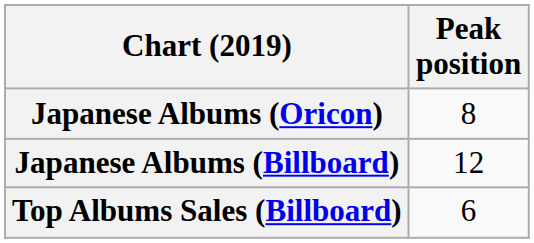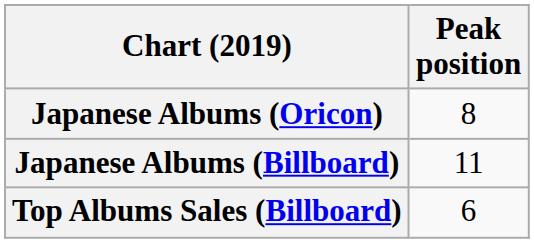(469, 162) 12 -> (469, 162) 11
